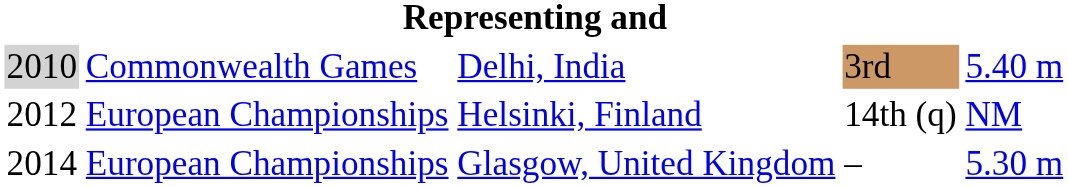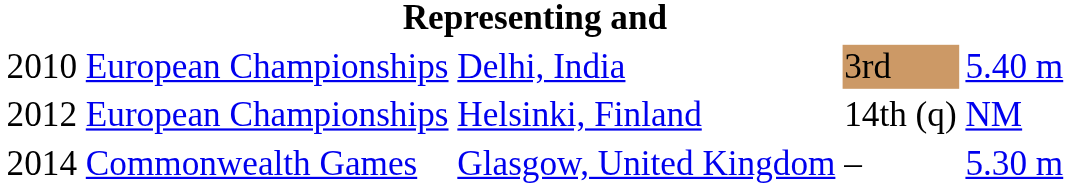(42, 66) lightgrey background -> (42, 66) no background
(252, 66) Commonwealth Games -> (267, 66) European Championships
(267, 163) European Championships -> (252, 163) Commonwealth Games
